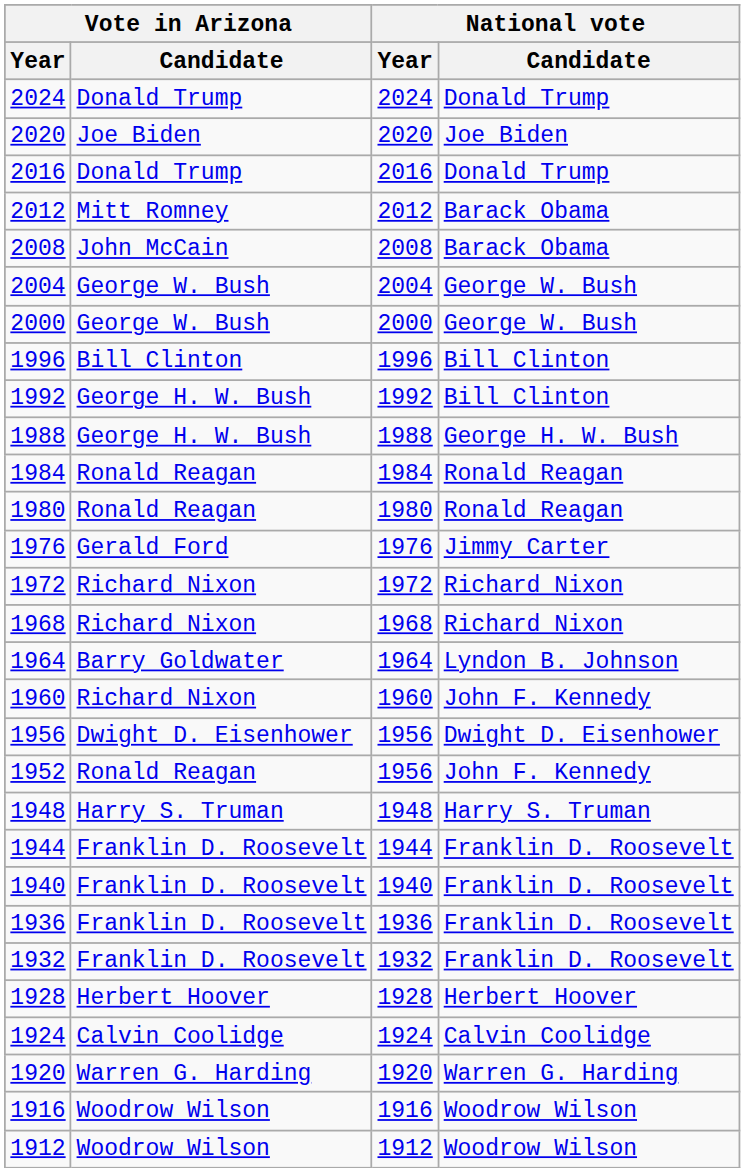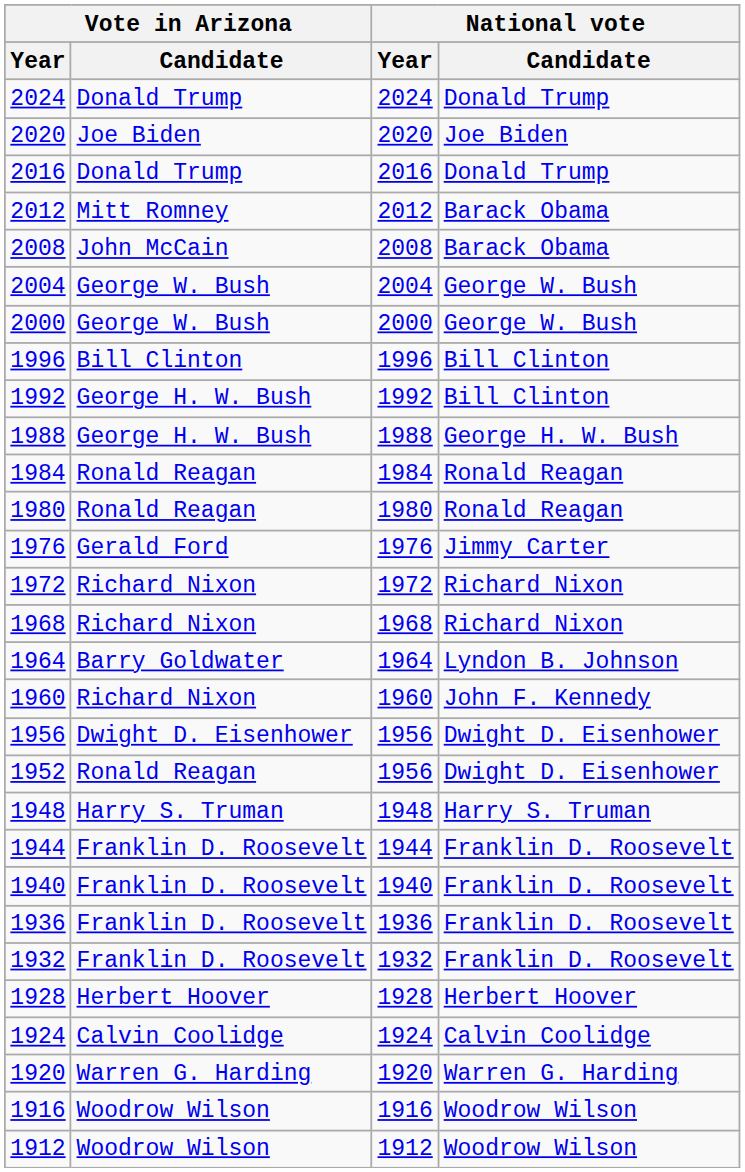(547, 774) John F. Kennedy -> (582, 774) Dwight D. Eisenhower
